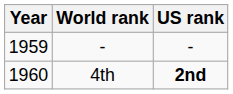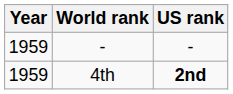(28, 74) 1960 -> (28, 74) 1959
